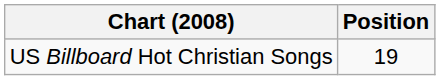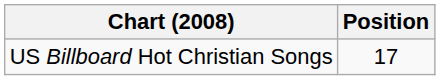(386, 56) 19 -> (386, 56) 17
